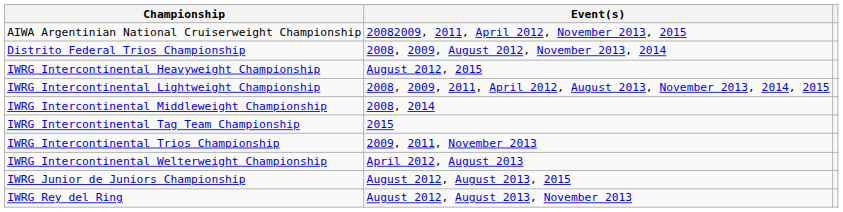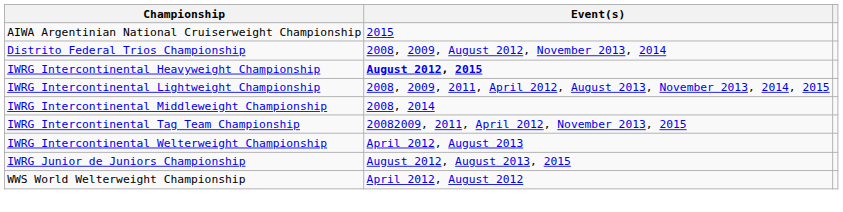(527, 32) 20082009, 2011, April 2012, November 2013, 2015 -> (380, 32) 2015
(424, 69) normal -> (424, 69) bold
(380, 124) 2015 -> (527, 124) 20082009, 2011, April 2012, November 2013, 2015
- row: (143, 143)
- row: (65, 198)
+ row: (126, 180)
